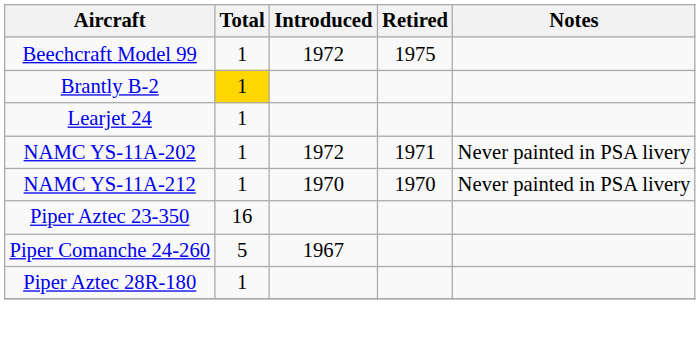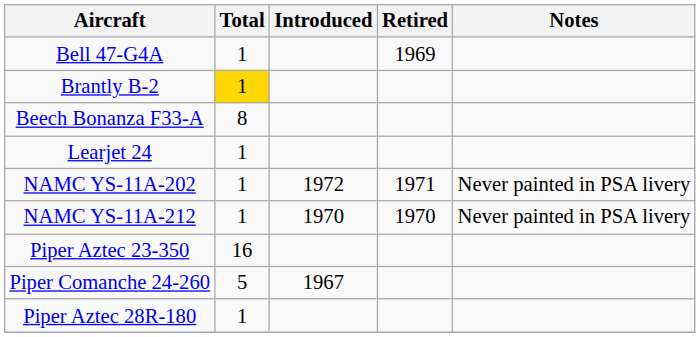- row: (110, 53)
+ row: (110, 53)
+ row: (110, 119)
